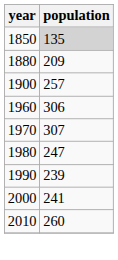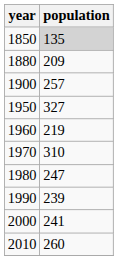+ row: (22, 107)
(54, 107) 306 -> (54, 130) 219
(54, 130) 307 -> (54, 152) 310
